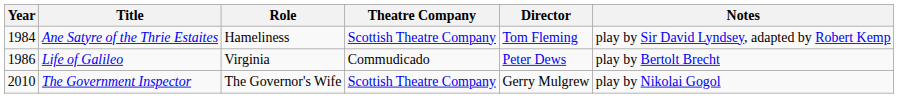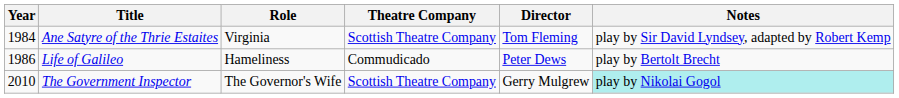(257, 37) Hameliness -> (247, 37) Virginia
(247, 59) Virginia -> (257, 59) Hameliness
(658, 81) no background -> (658, 81) paleturquoise background
